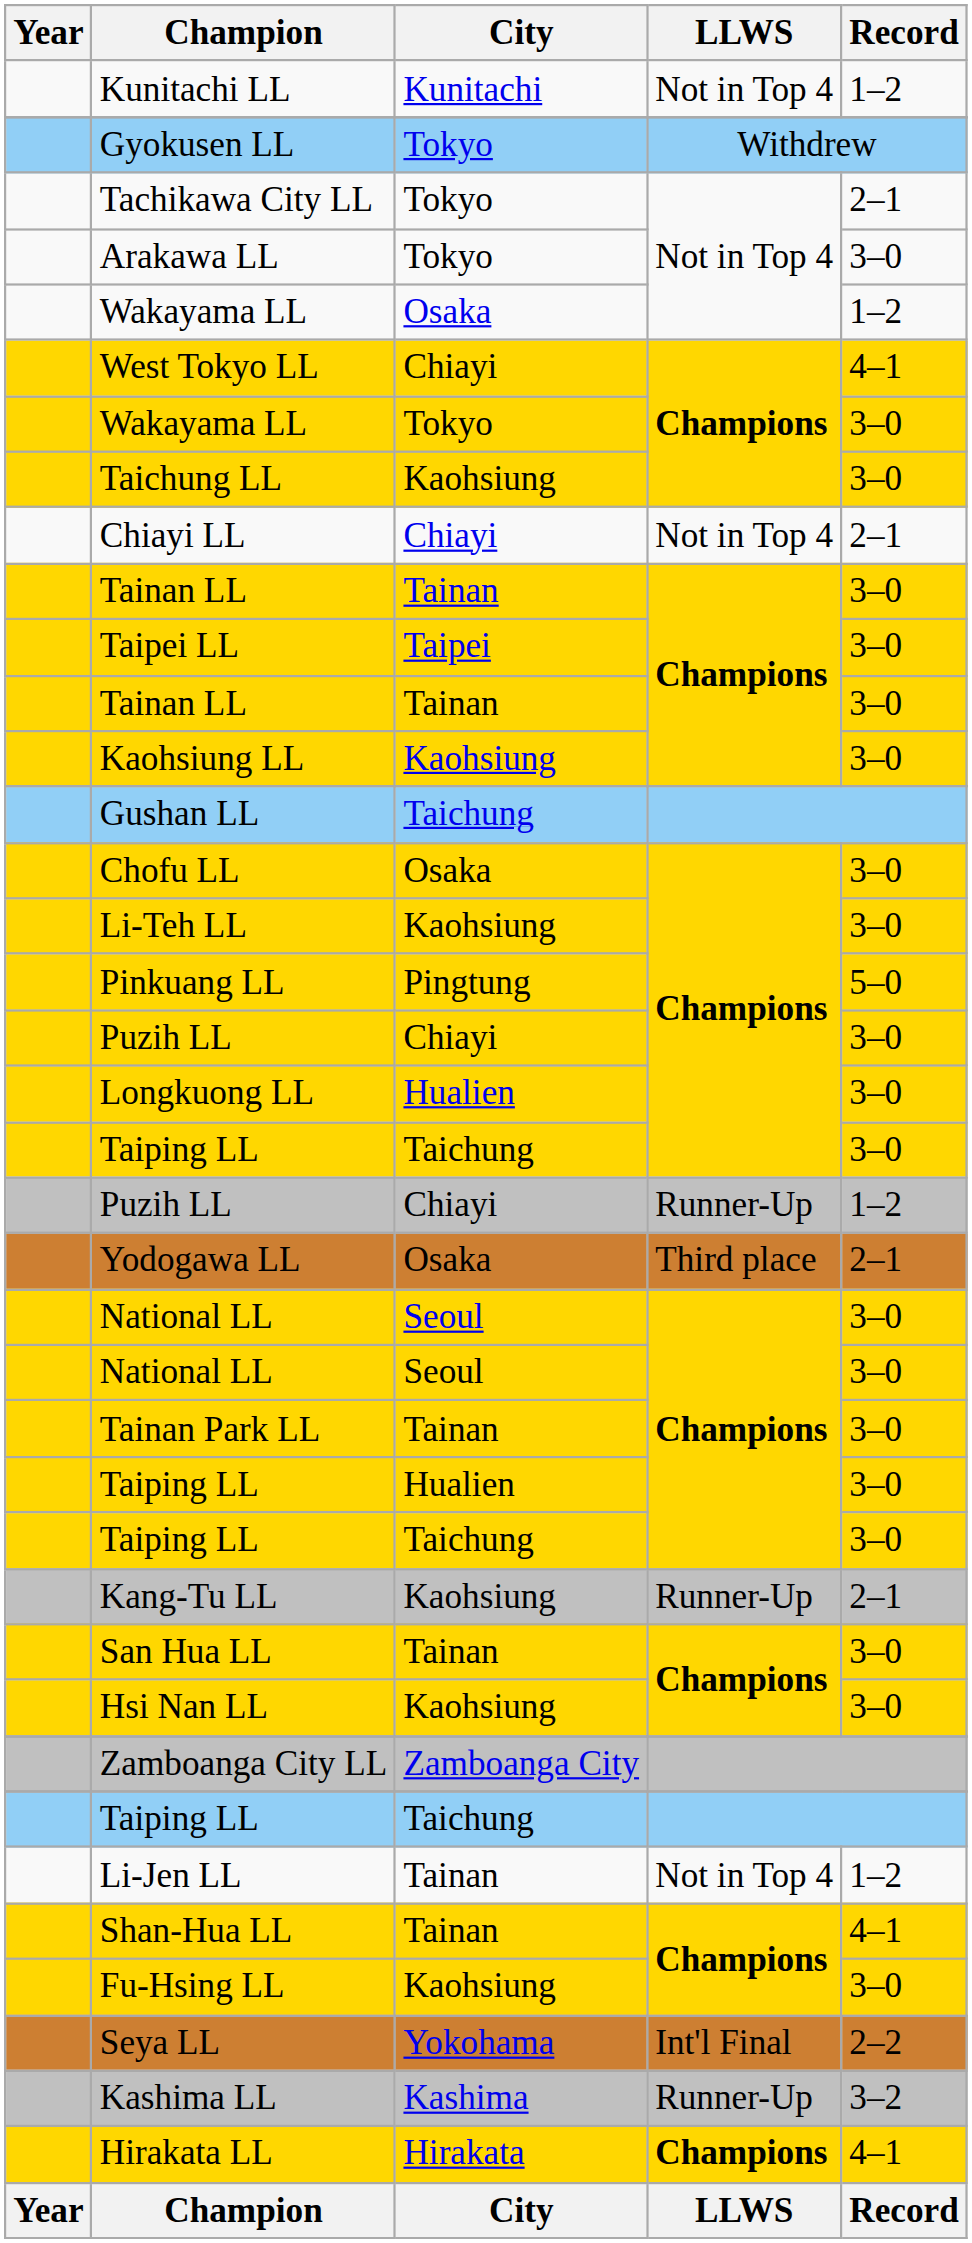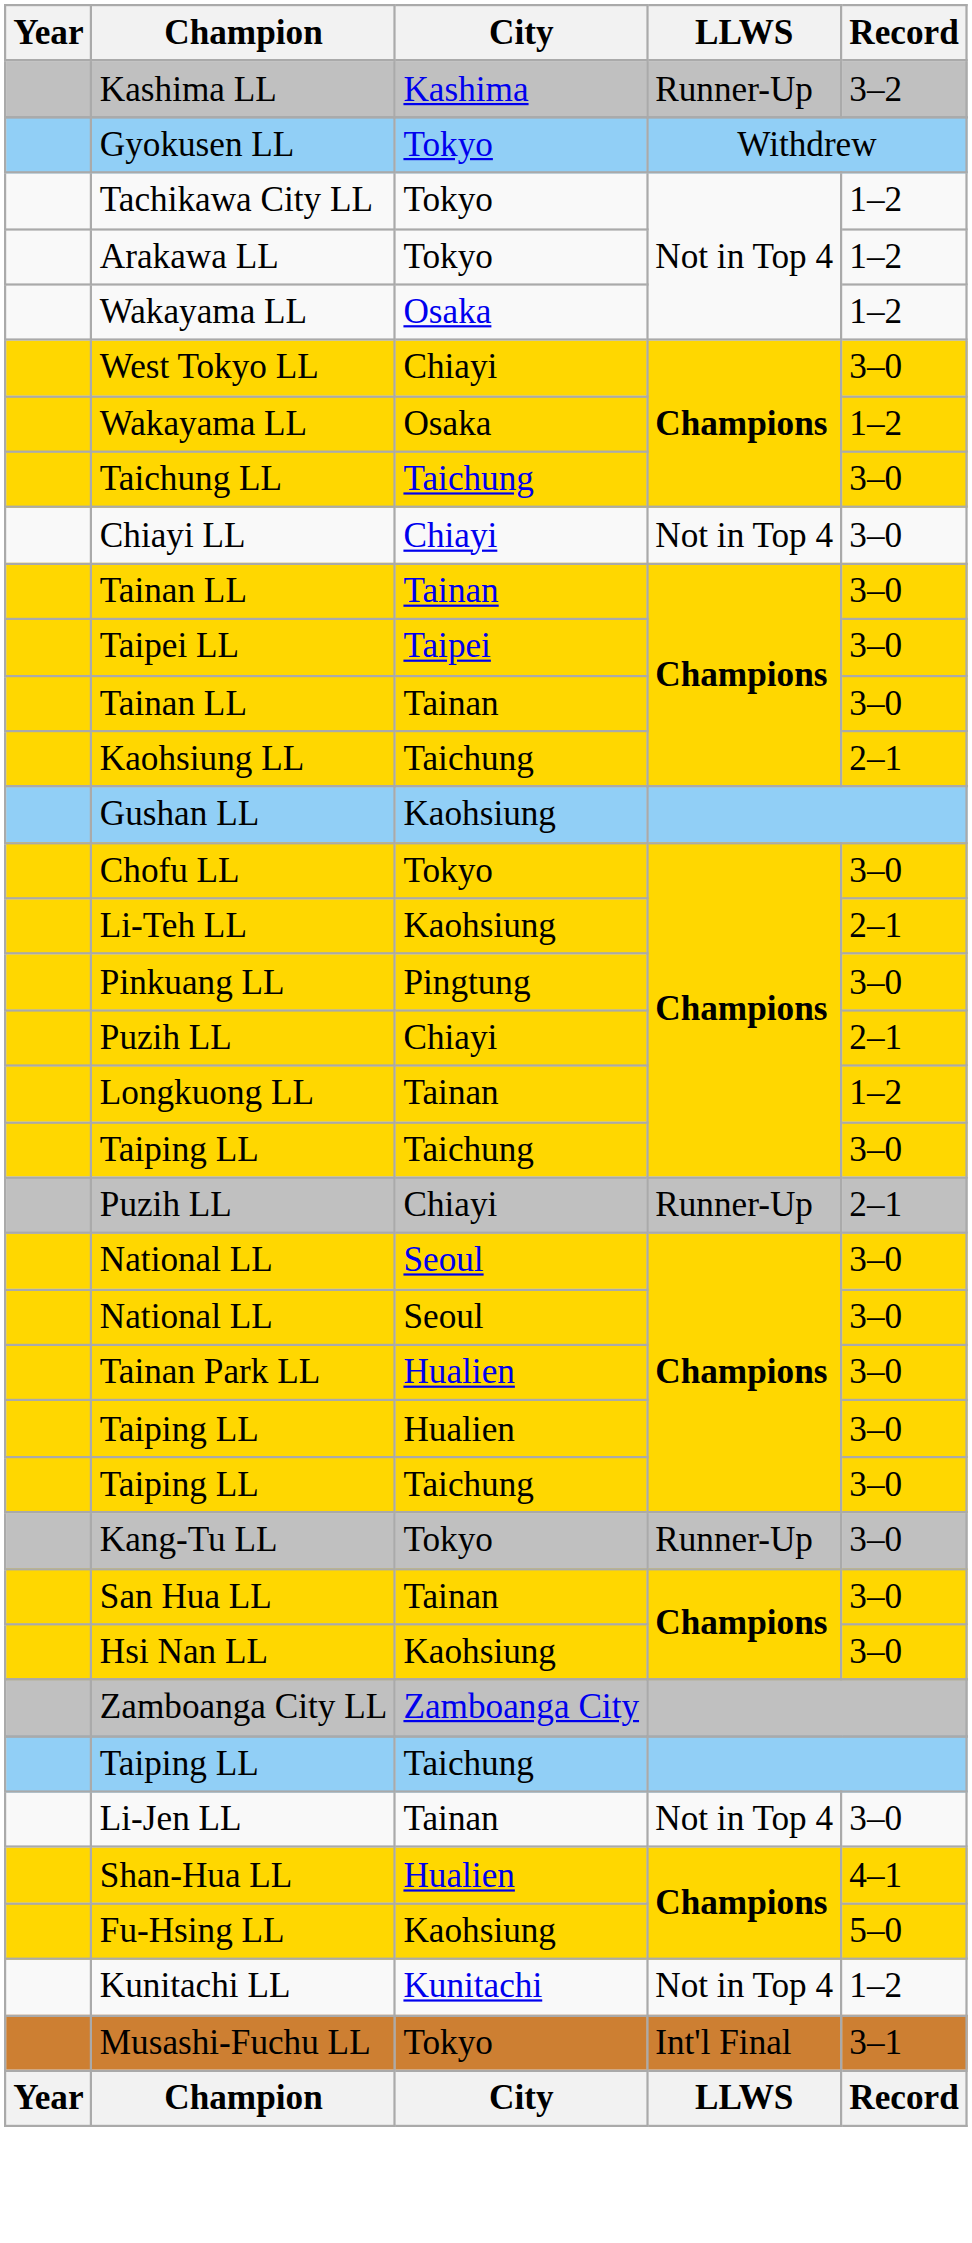rows swapped: (195, 88) <-> (188, 2097)
(876, 199) 2–1 -> (876, 199) 1–2
(876, 255) 3–0 -> (876, 255) 1–2
(876, 367) 4–1 -> (876, 367) 3–0
(448, 423) Tokyo -> (447, 423) Osaka
(876, 423) 3–0 -> (876, 423) 1–2
(480, 479) Kaohsiung -> (469, 479) Taichung
(876, 534) 2–1 -> (876, 534) 3–0
(480, 758) Kaohsiung -> (469, 758) Taichung
(876, 758) 3–0 -> (876, 758) 2–1
(469, 813) Taichung -> (480, 813) Kaohsiung
(447, 869) Osaka -> (448, 869) Tokyo
(876, 925) 3–0 -> (876, 925) 2–1
(876, 981) 5–0 -> (876, 981) 3–0
(876, 1037) 3–0 -> (876, 1037) 2–1
(459, 1093) Hualien -> (451, 1093) Tainan
(876, 1093) 3–0 -> (876, 1093) 1–2
(876, 1204) 1–2 -> (876, 1204) 2–1
- row: (200, 1260)
(451, 1428) Tainan -> (459, 1372) Hualien
(480, 1595) Kaohsiung -> (448, 1539) Tokyo
(876, 1595) 2–1 -> (876, 1539) 3–0
(876, 1874) 1–2 -> (876, 1818) 3–0
(451, 1930) Tainan -> (459, 1874) Hualien
(876, 1986) 3–0 -> (876, 1930) 5–0
- row: (160, 2042)
- row: (186, 2153)
+ row: (235, 2042)
